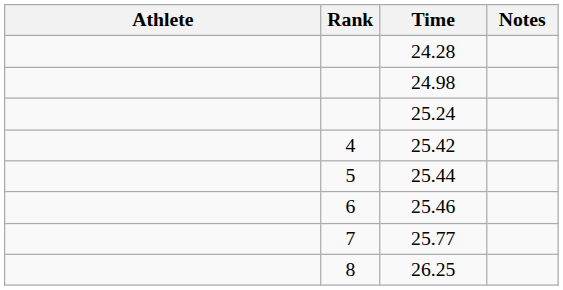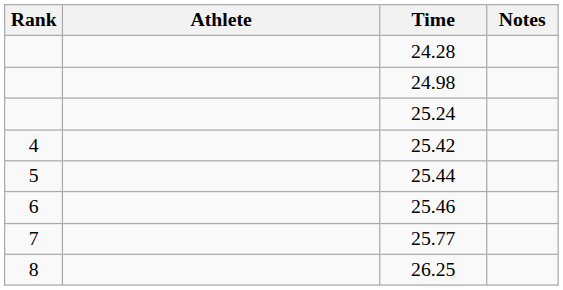columns swapped: (350, 20) <-> (163, 20)
